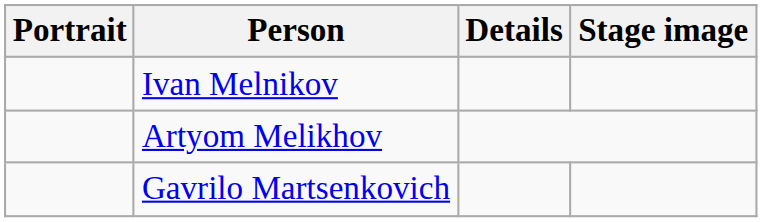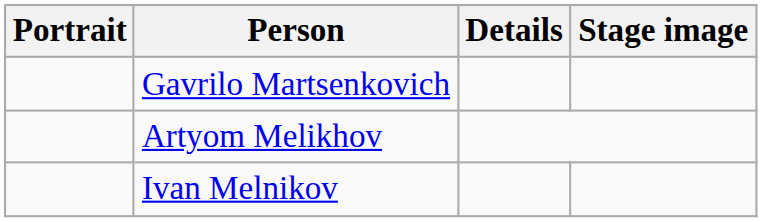rows swapped: (296, 188) <-> (240, 83)
